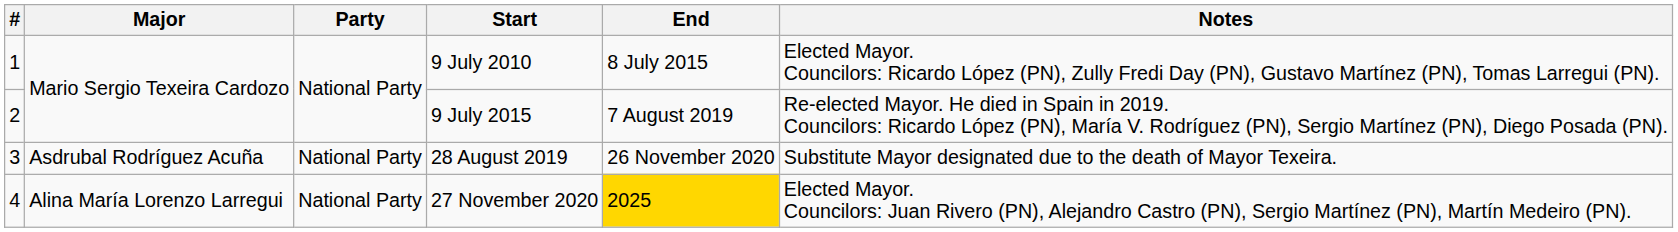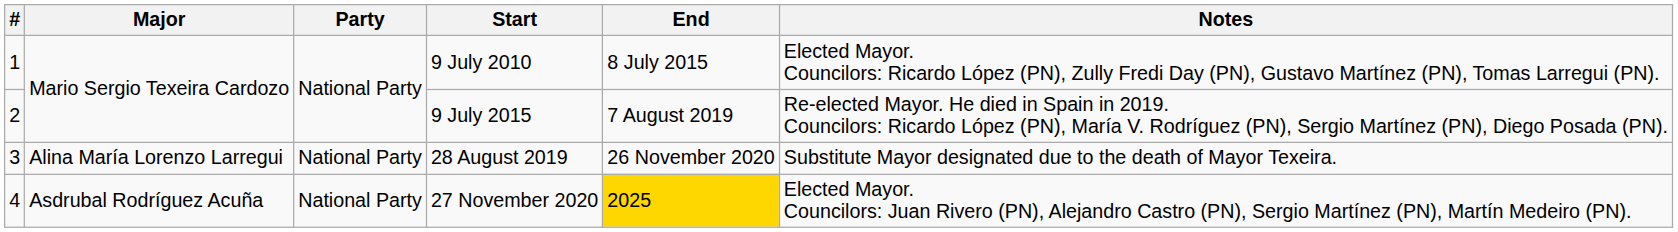(146, 158) Asdrubal Rodríguez Acuña -> (156, 158) Alina María Lorenzo Larregui
(156, 200) Alina María Lorenzo Larregui -> (146, 200) Asdrubal Rodríguez Acuña
